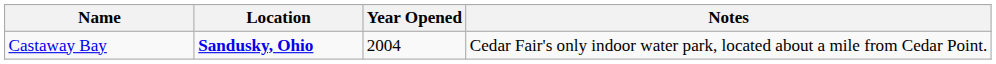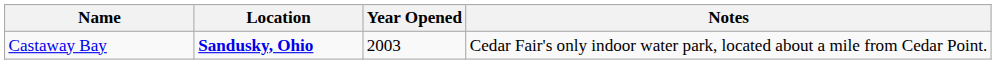(384, 45) 2004 -> (384, 45) 2003
